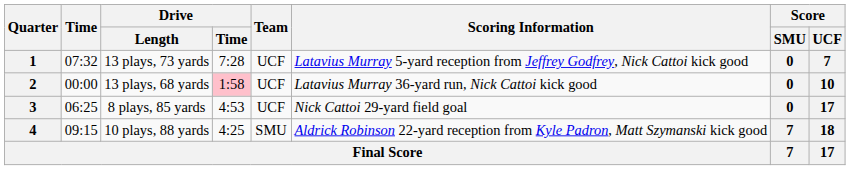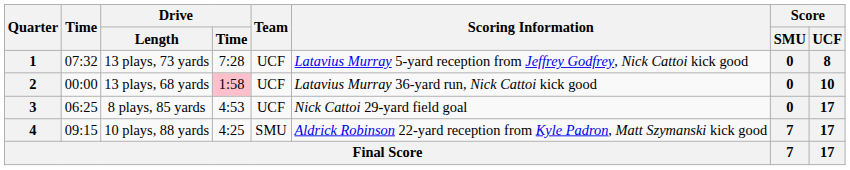(827, 61) 7 -> (827, 61) 8
(827, 130) 18 -> (827, 130) 17
